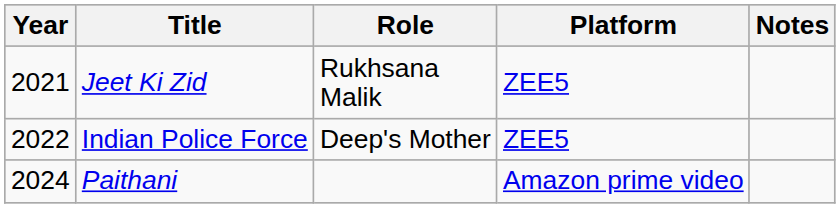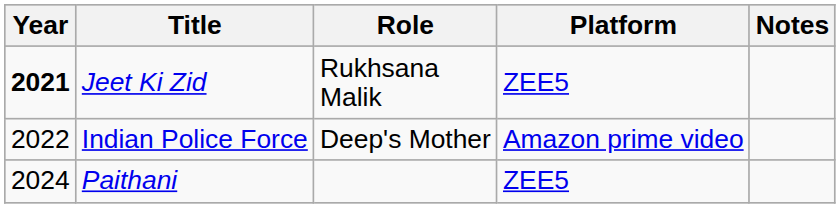(40, 82) normal -> (40, 82) bold
(536, 138) ZEE5 -> (623, 138) Amazon prime video
(623, 180) Amazon prime video -> (536, 180) ZEE5
